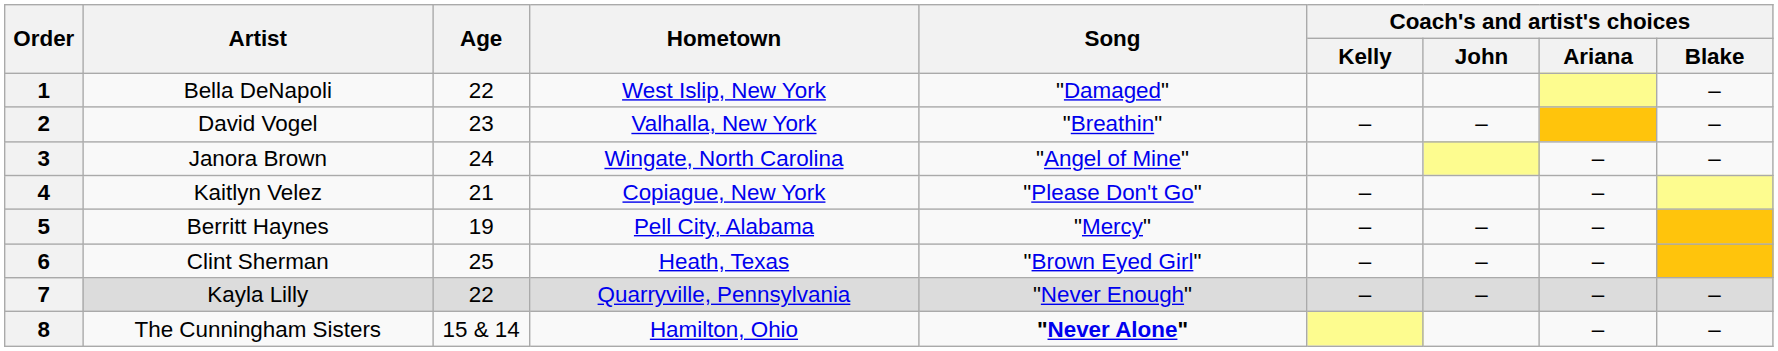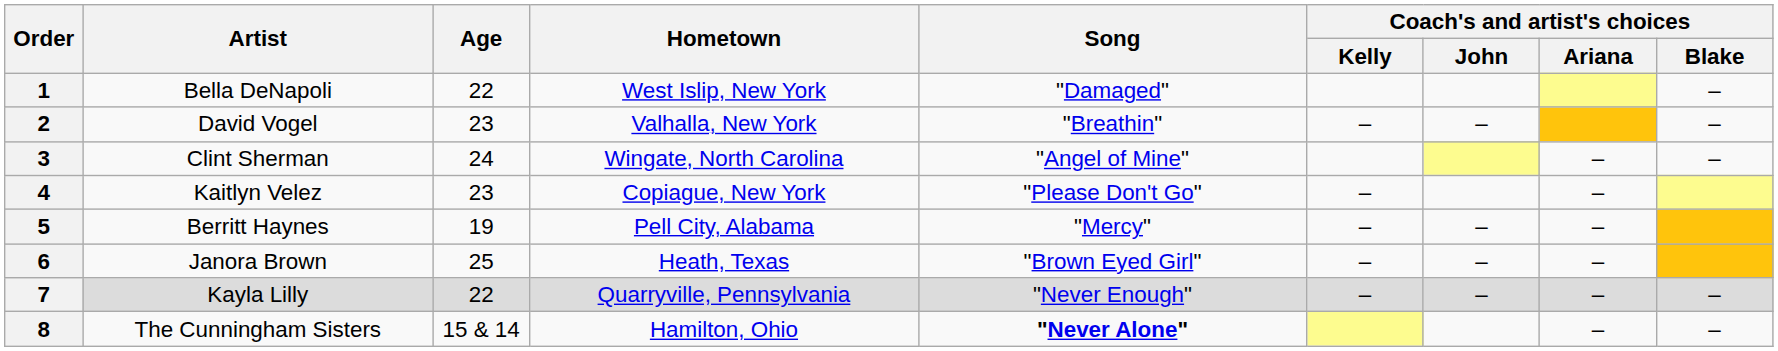(258, 158) Janora Brown -> (258, 158) Clint Sherman
(481, 192) 21 -> (481, 192) 23
(258, 261) Clint Sherman -> (258, 261) Janora Brown
